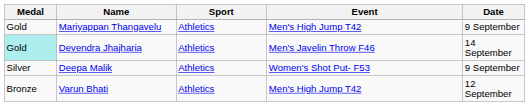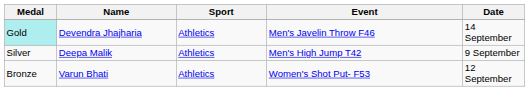- row: (110, 27)
(319, 68) Women's Shot Put- F53 -> (315, 53) Men's High Jump T42
(315, 89) Men's High Jump T42 -> (319, 74) Women's Shot Put- F53
